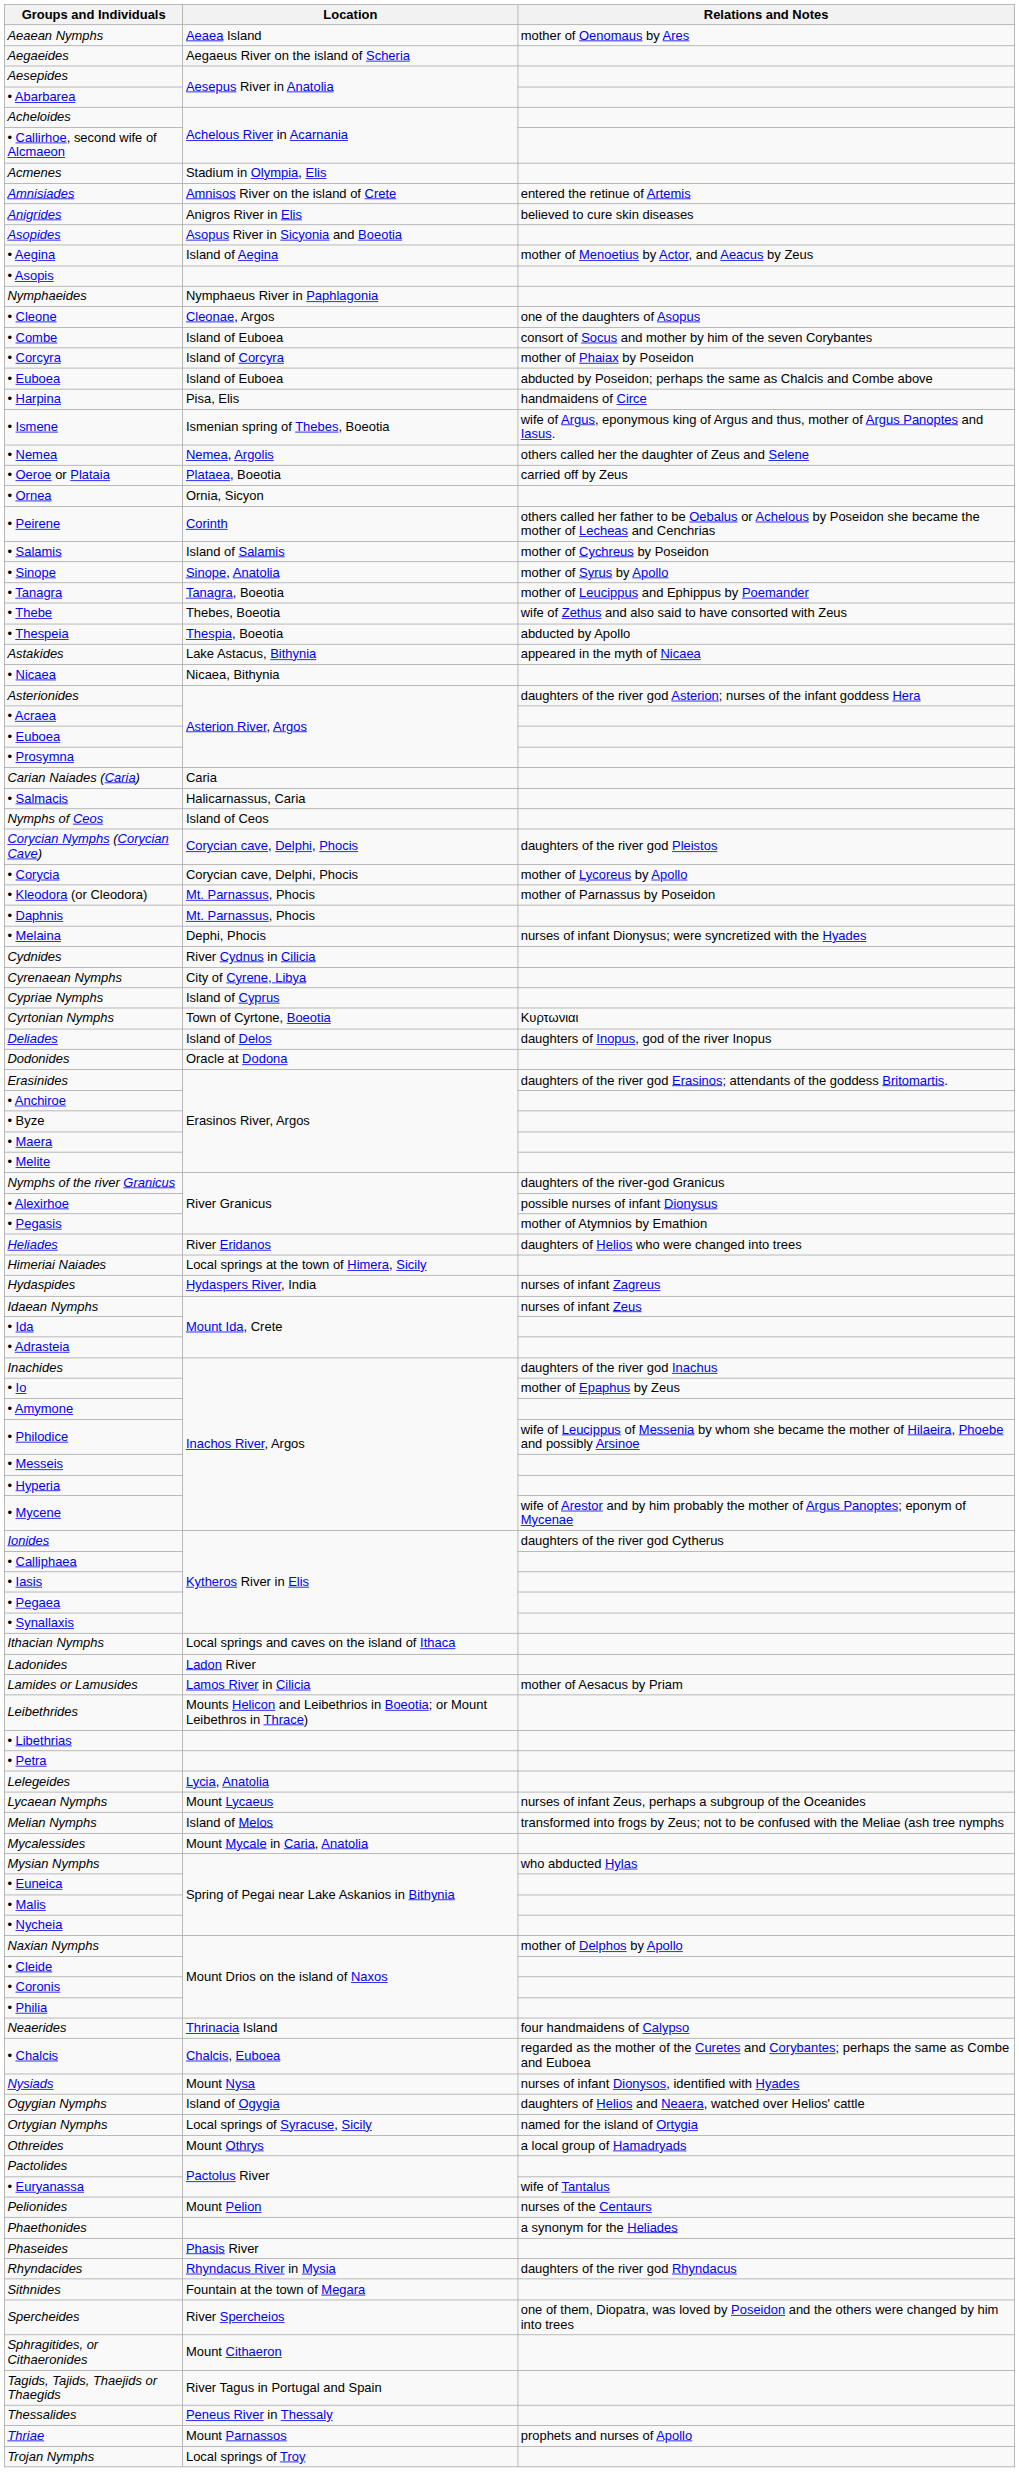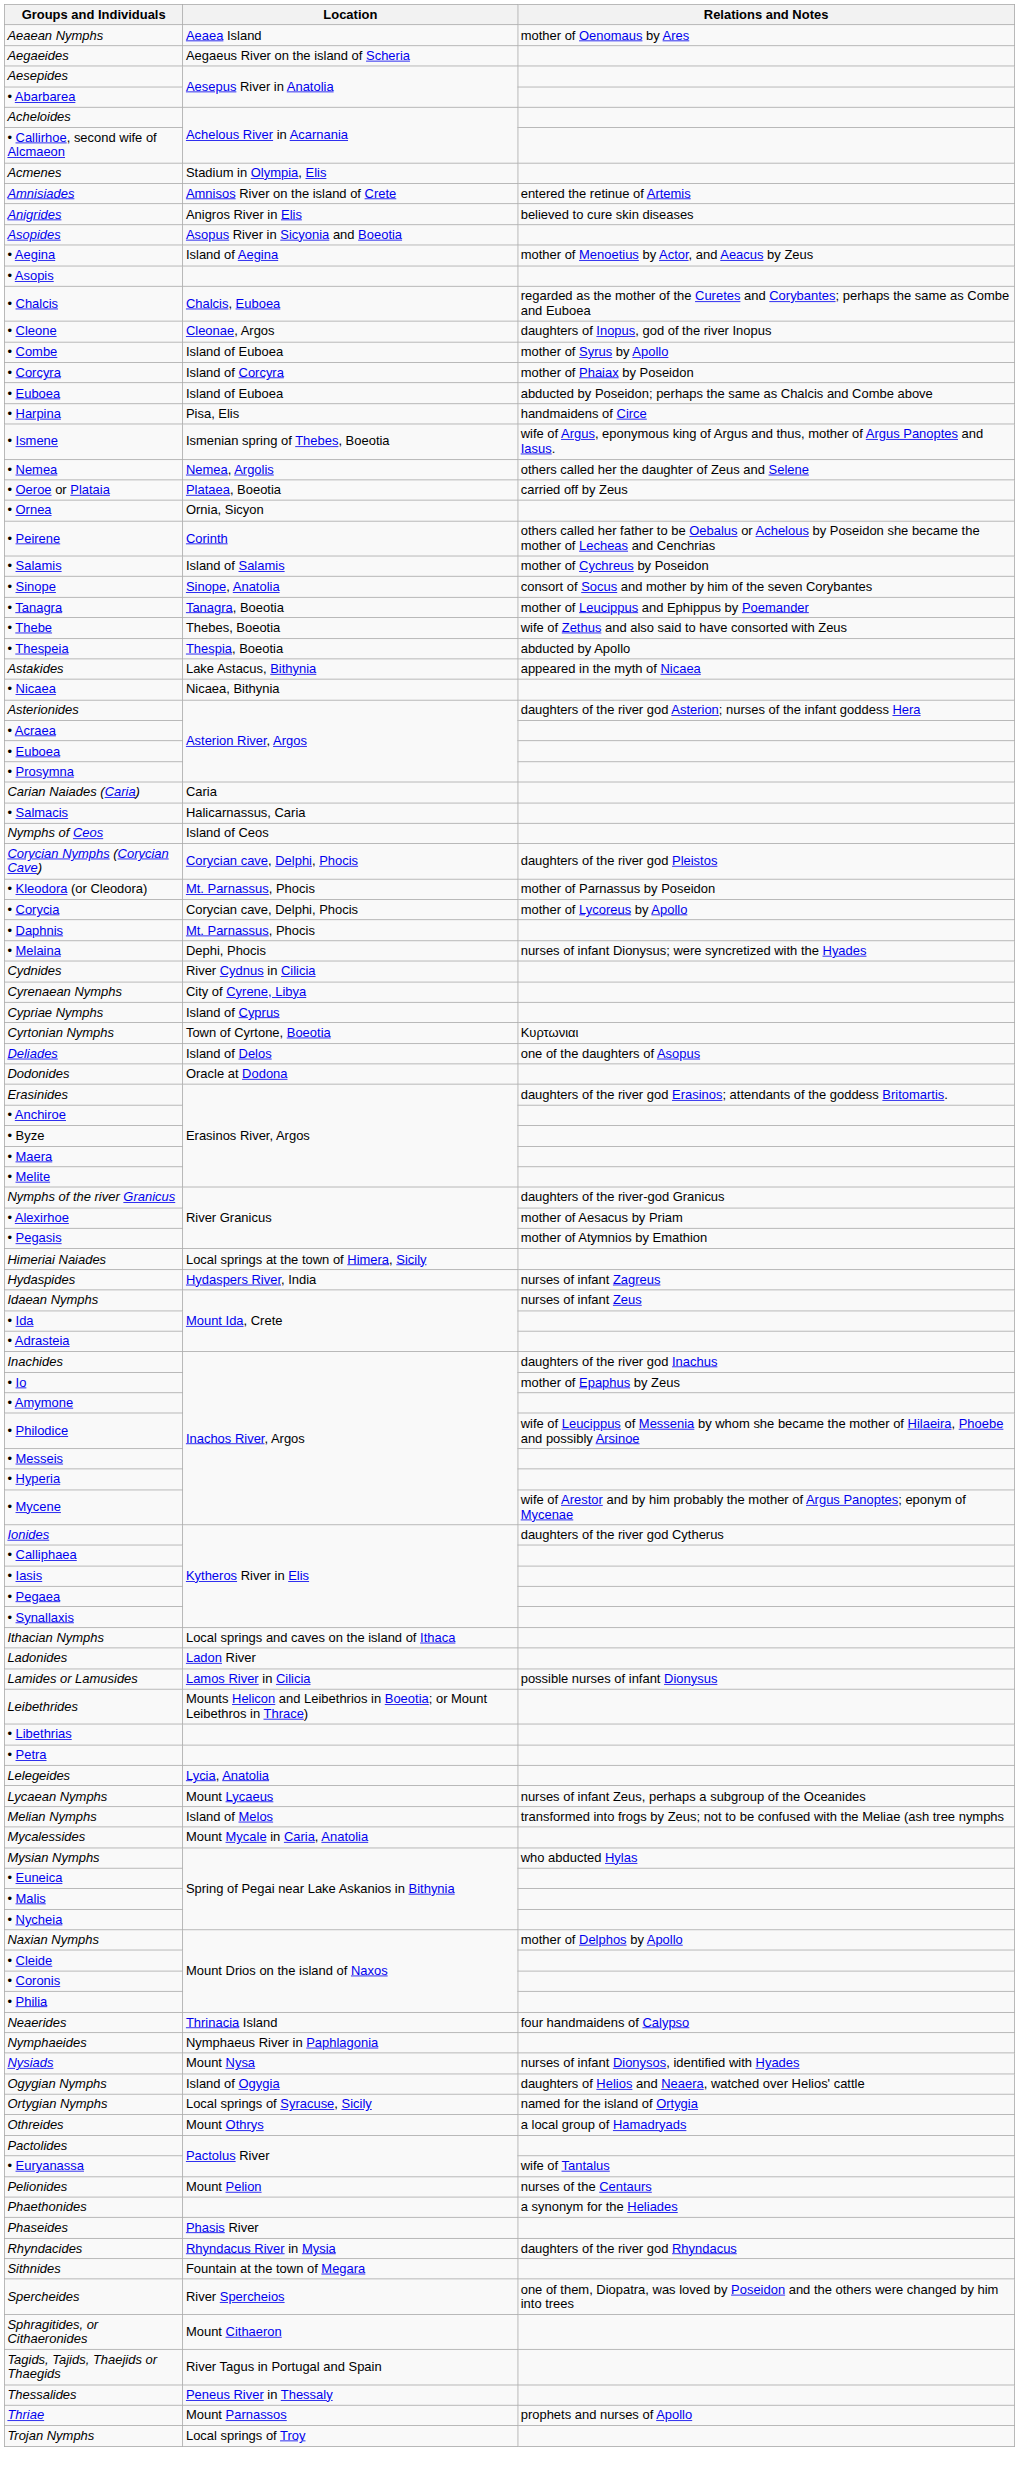rows swapped: (33, 2056) <-> (47, 296)
(610, 317) one of the daughters of Asopus -> (646, 331) daughters of Inopus, god of the river Inopus
(696, 337) consort of Socus and mother by him of the seven Corybantes -> (595, 352) mother of Syrus by Apollo
(595, 572) mother of Syrus by Apollo -> (696, 586) consort of Socus and mother by him of the seven Corybantes
rows swapped: (77, 895) <-> (33, 874)
(646, 1039) daughters of Inopus, god of the river Inopus -> (610, 1053) one of the daughters of Asopus
(619, 1203) possible nurses of infant Dionysus -> (602, 1218) mother of Aesacus by Priam
- row: (33, 1244)
(602, 1684) mother of Aesacus by Priam -> (619, 1678) possible nurses of infant Dionysus
